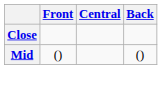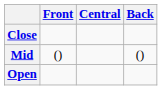+ row: (22, 74)
